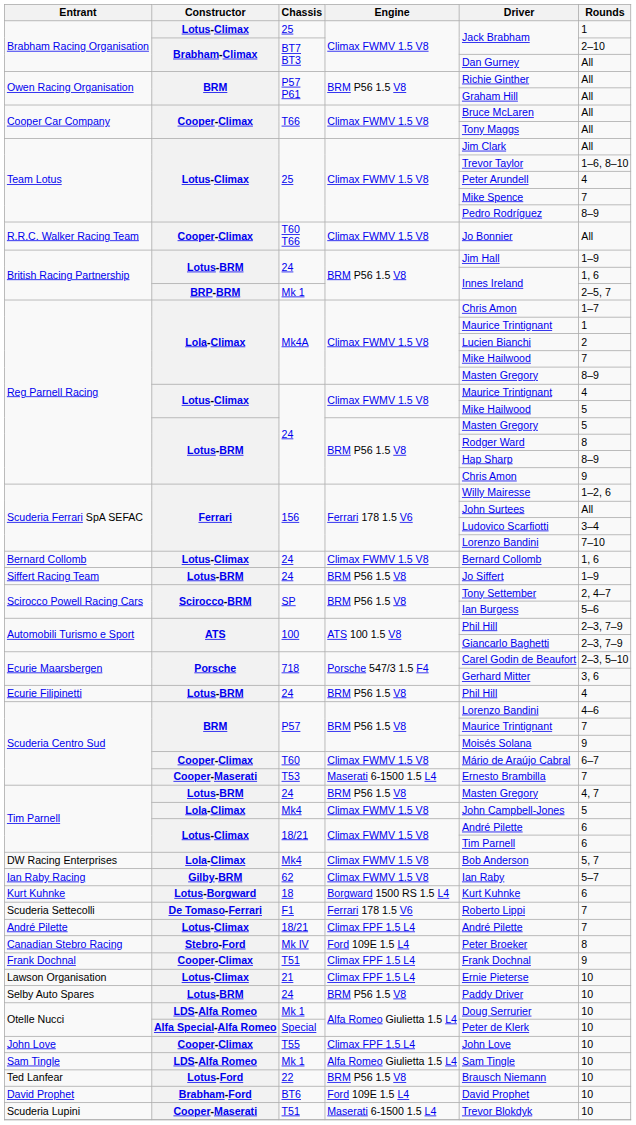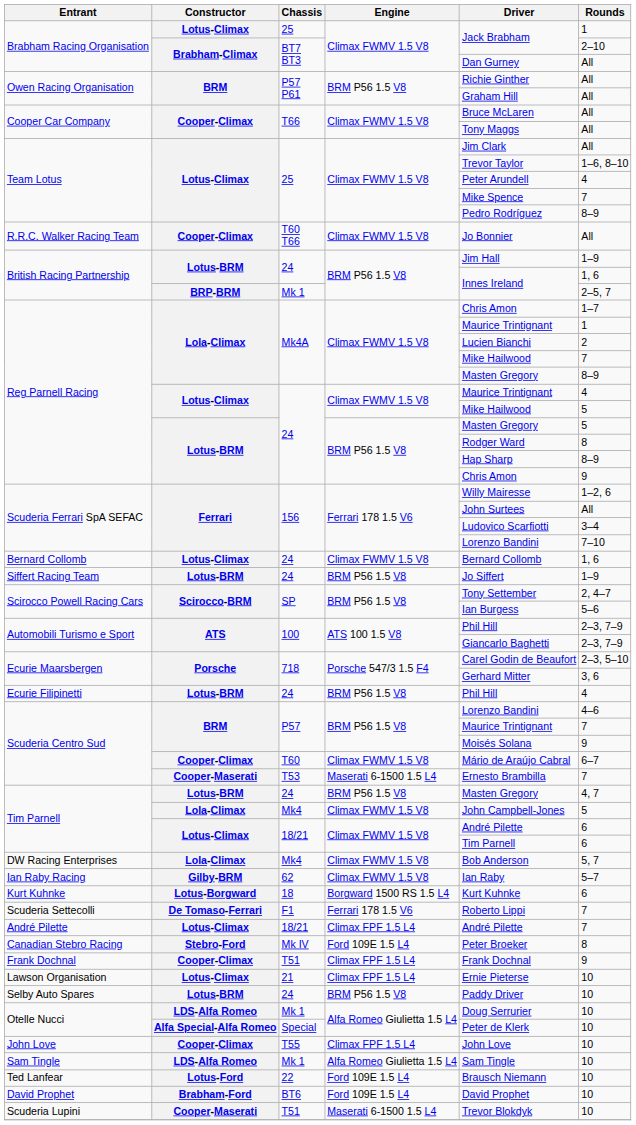(367, 1077) BRM P56 1.5 V8 -> (368, 1077) Ford 109E 1.5 L4
